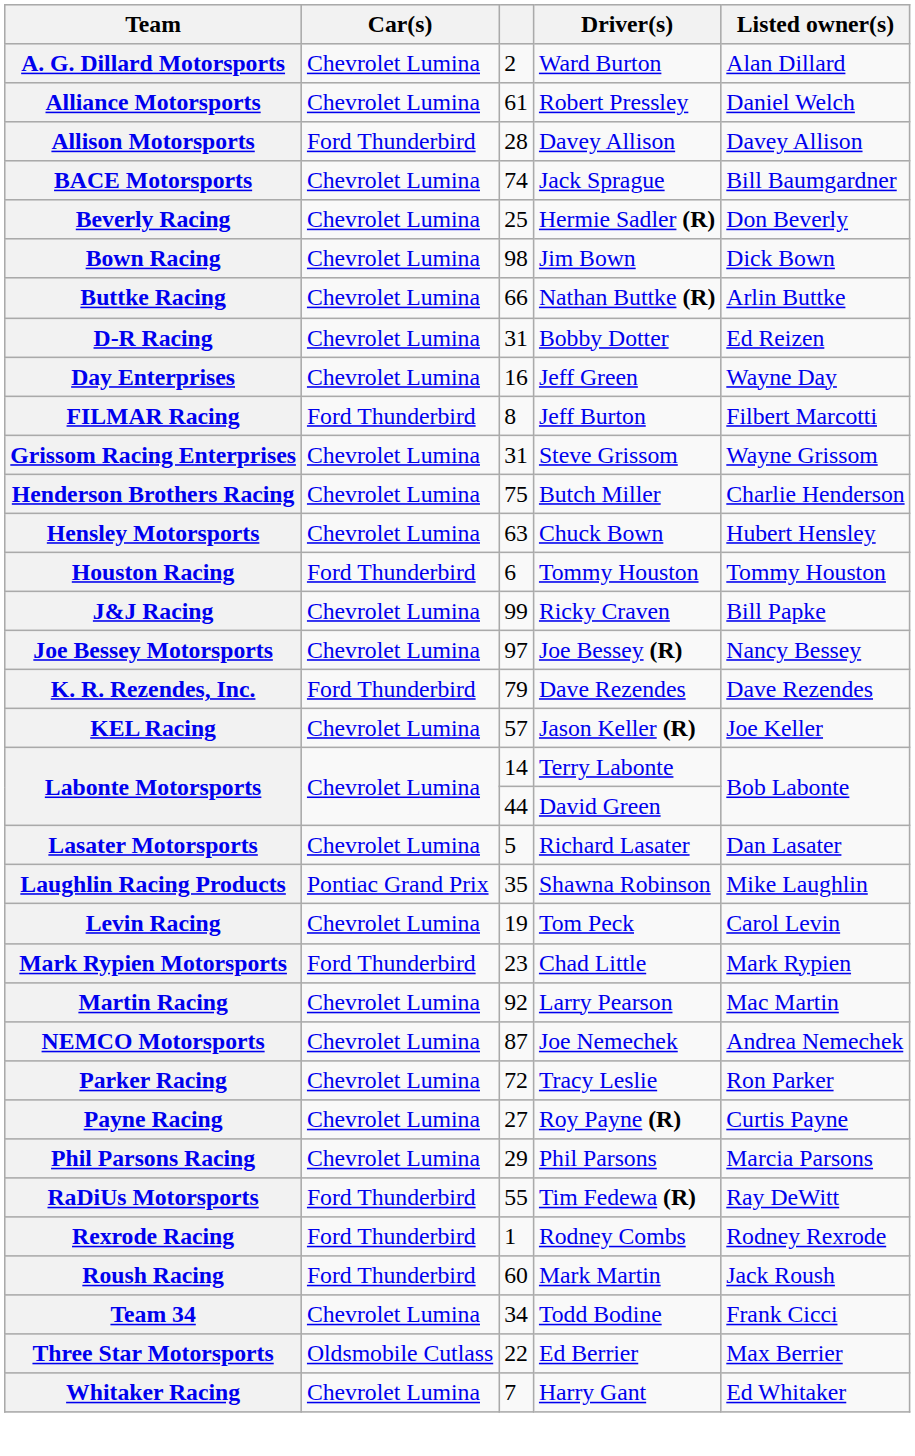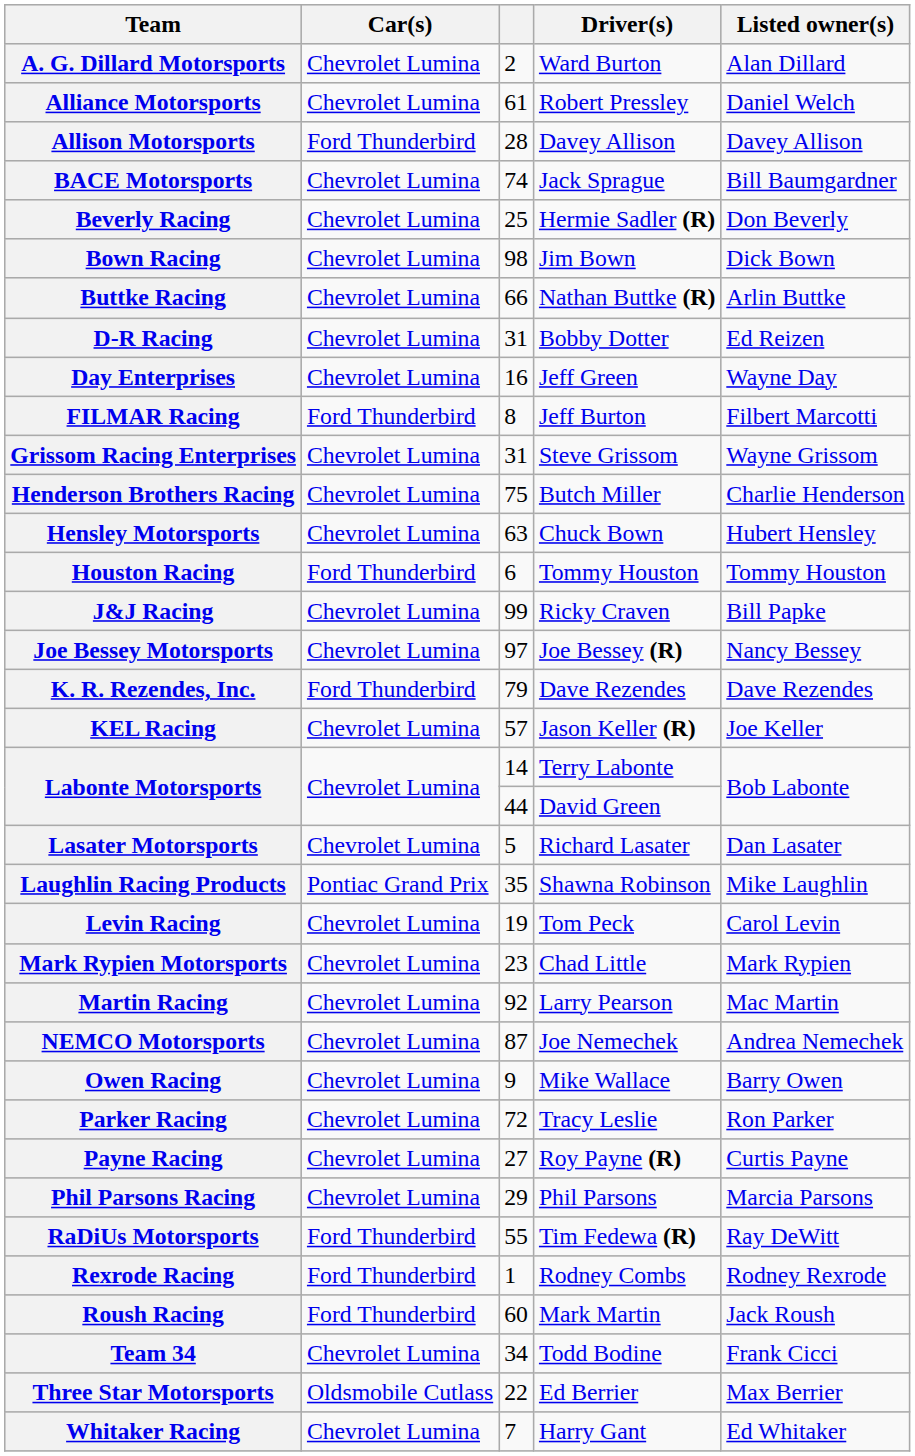(391, 962) Ford Thunderbird -> (393, 962) Chevrolet Lumina
+ row: (153, 1079)
